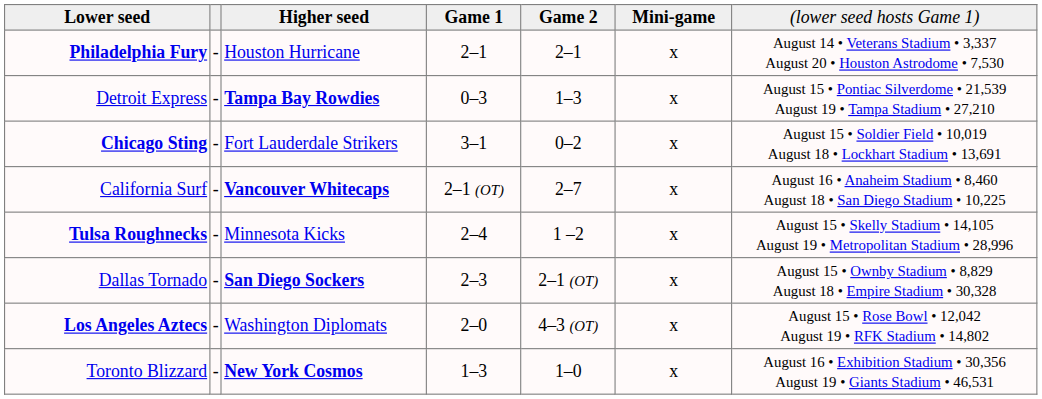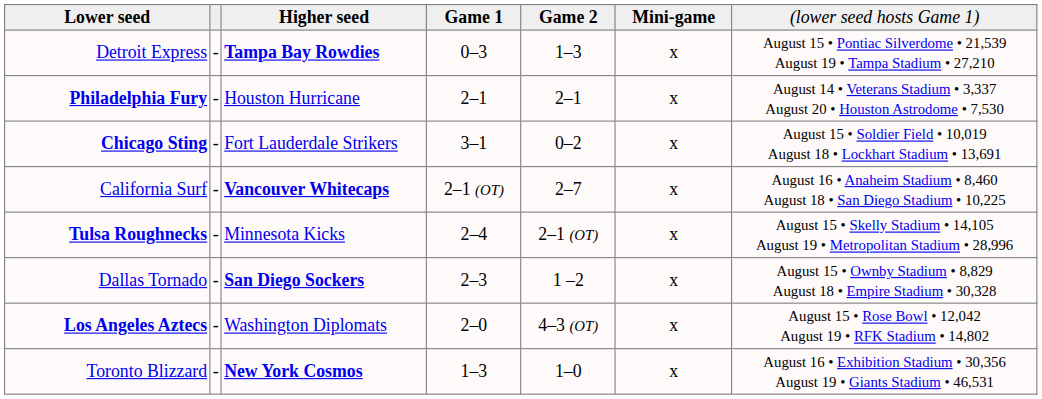rows swapped: (138, 52) <-> (152, 98)
(568, 234) 1 –2 -> (568, 234) 2–1 (OT)
(568, 280) 2–1 (OT) -> (568, 280) 1 –2
